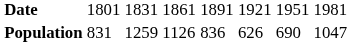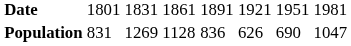(141, 32) 1259 -> (141, 32) 1269
(179, 32) 1126 -> (179, 32) 1128
